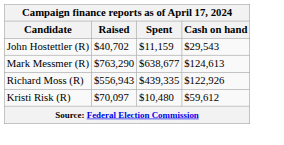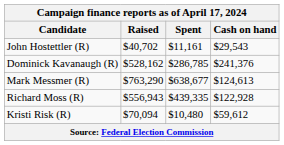(156, 47) $11,159 -> (185, 47) $11,161
+ row: (62, 64)
(204, 81) $122,926 -> (233, 98) $122,928
(111, 98) $70,097 -> (141, 115) $70,094
